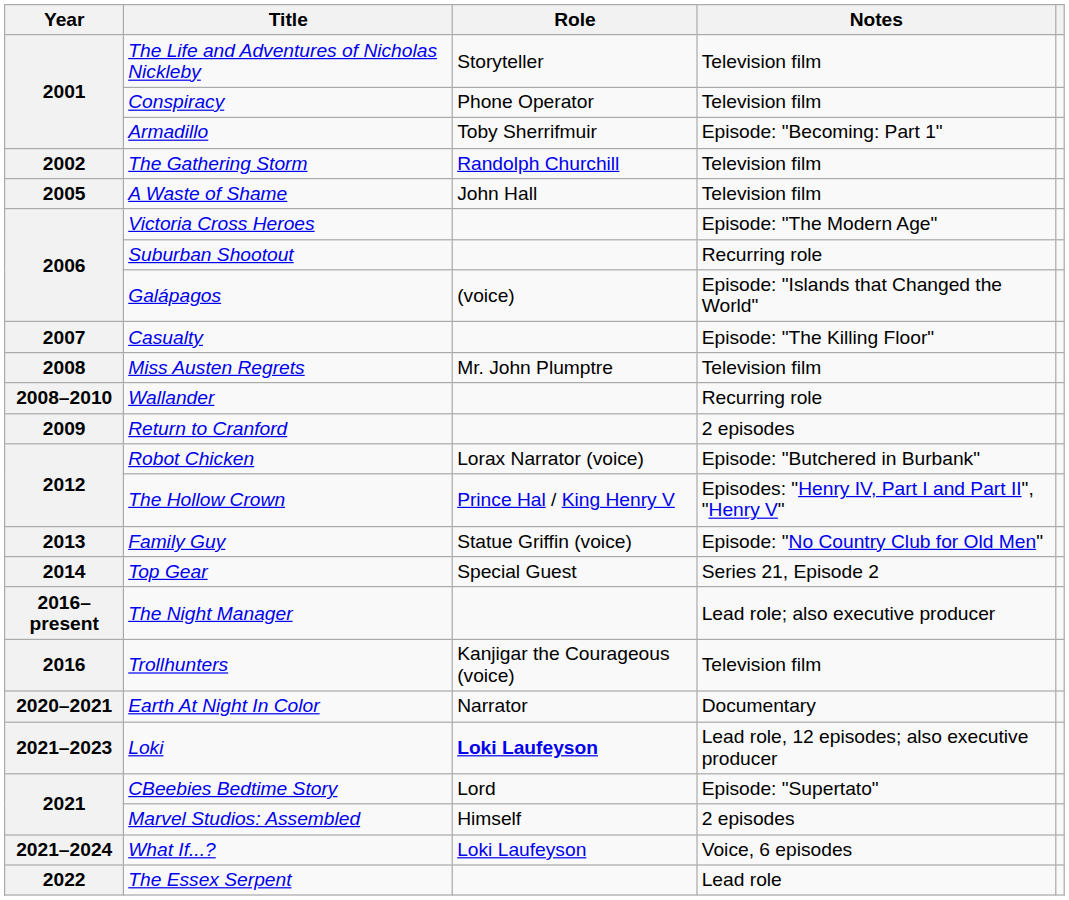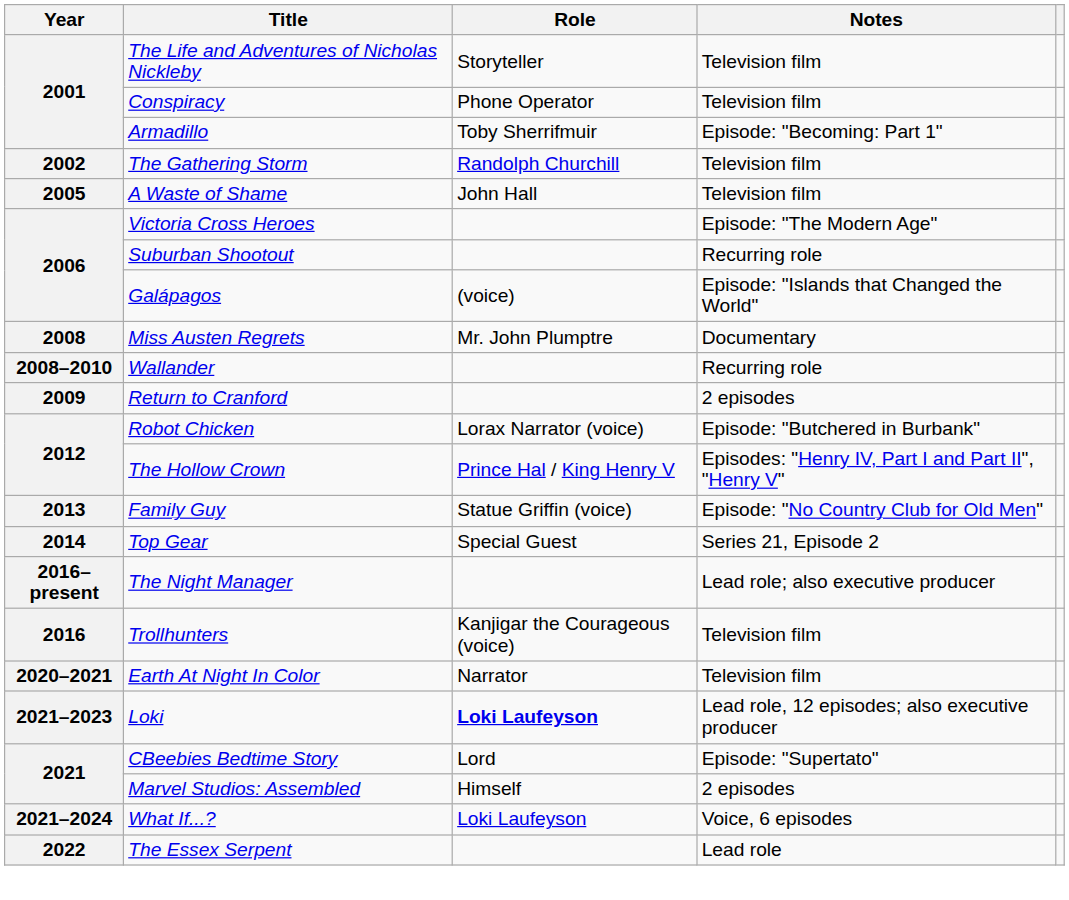- row: (166, 336)
(761, 367) Television film -> (759, 336) Documentary
(759, 706) Documentary -> (761, 675) Television film
